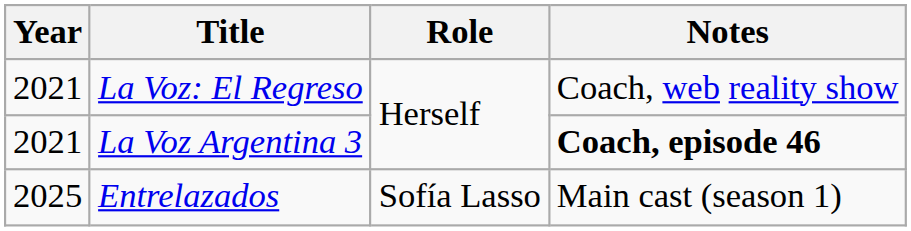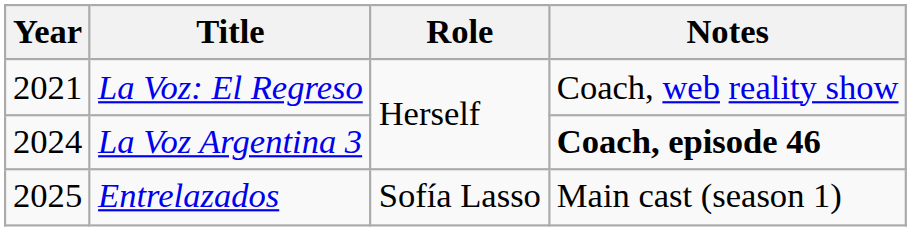(48, 141) 2021 -> (48, 141) 2024
